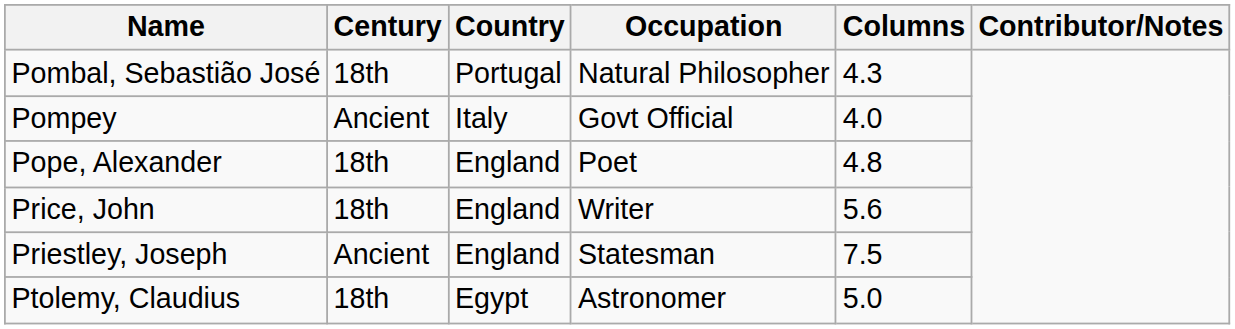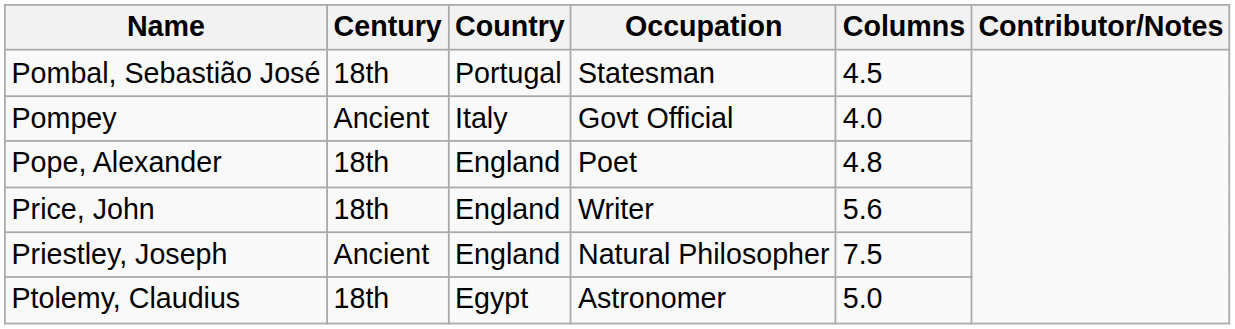(704, 72) Natural Philosopher -> (646, 72) Statesman
(863, 72) 4.3 -> (863, 72) 4.5
(646, 254) Statesman -> (704, 254) Natural Philosopher
